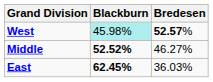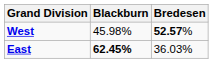(112, 31) paleturquoise background -> (112, 31) no background
- row: (25, 49)
